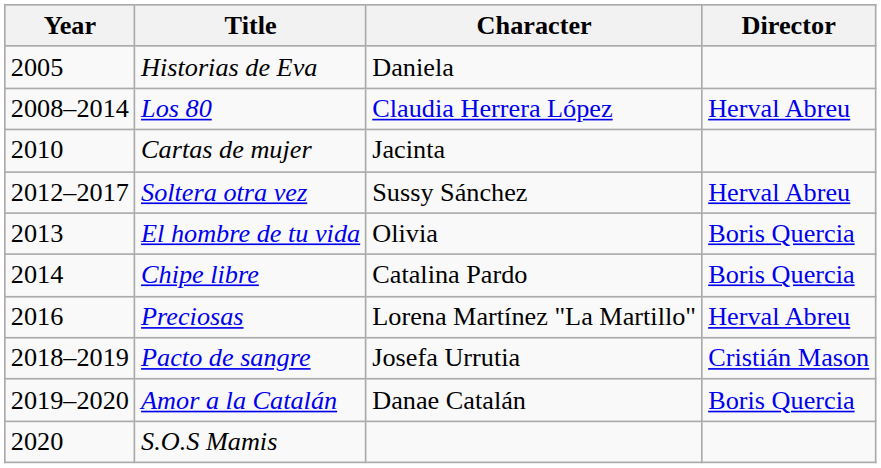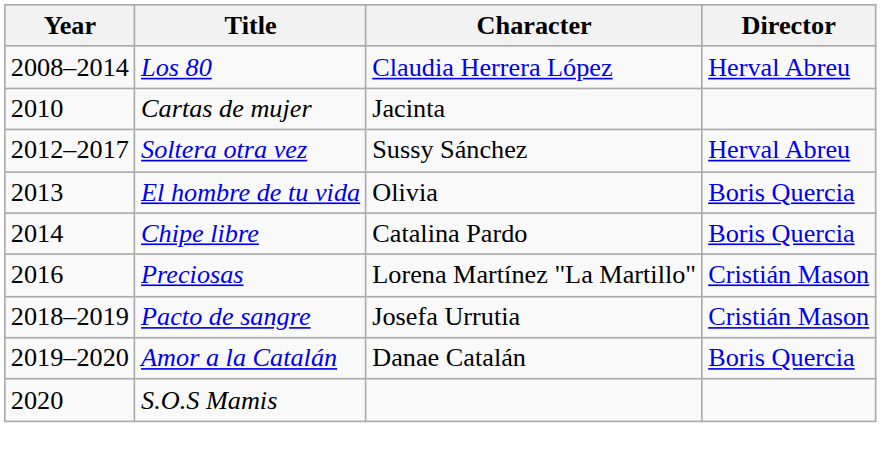- row: (229, 66)
(779, 316) Herval Abreu -> (789, 274) Cristián Mason
